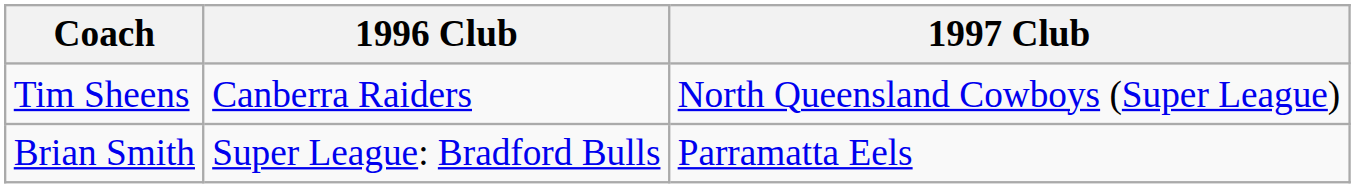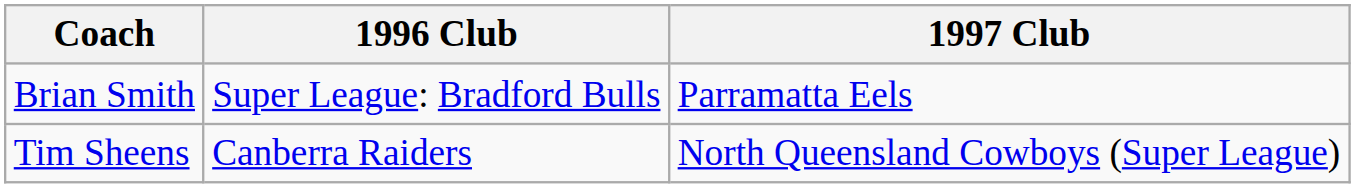rows swapped: (102, 93) <-> (104, 152)
